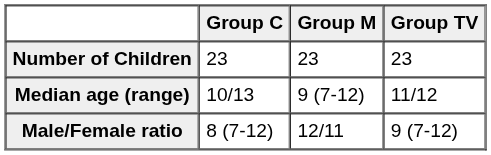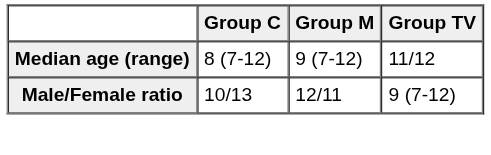- row: (102, 59)
(230, 95) 10/13 -> (238, 59) 8 (7-12)
(240, 131) 8 (7-12) -> (228, 95) 10/13
